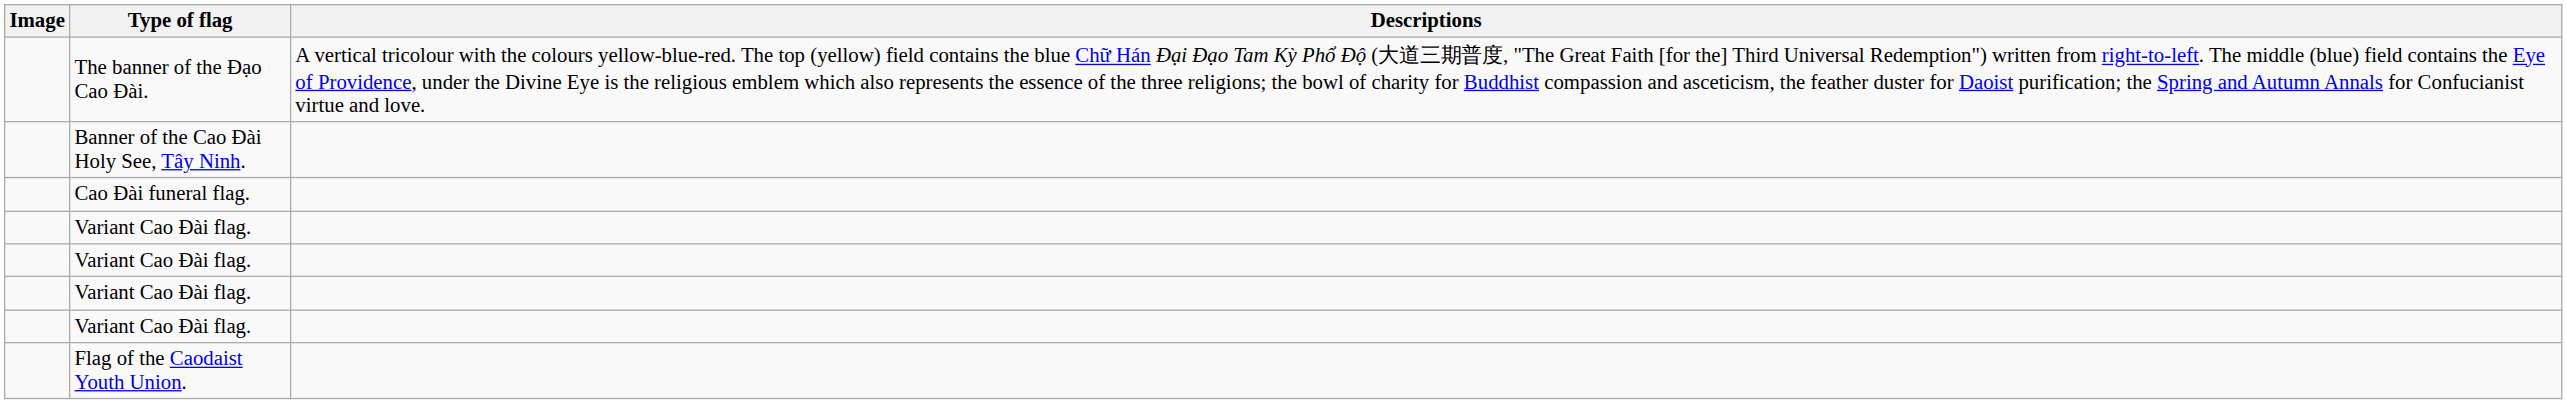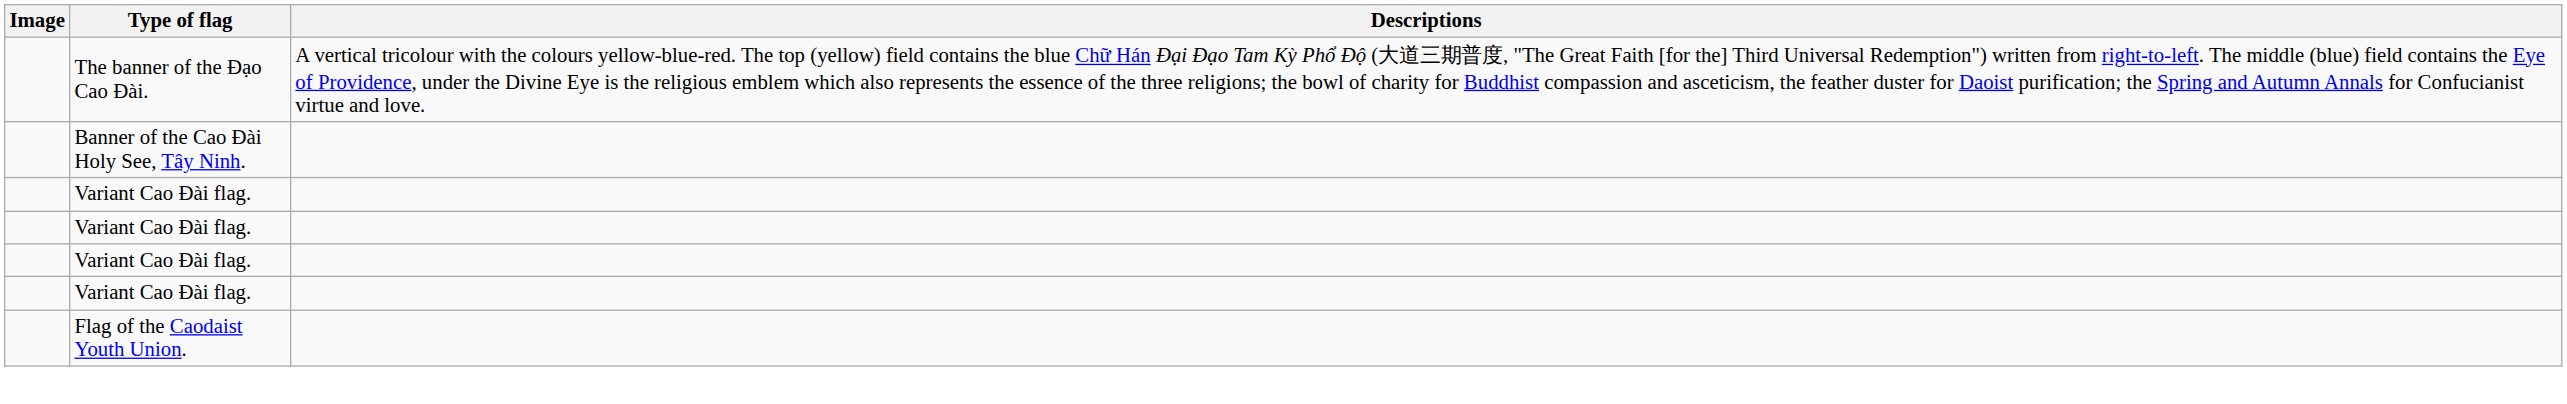- row: (162, 194)
